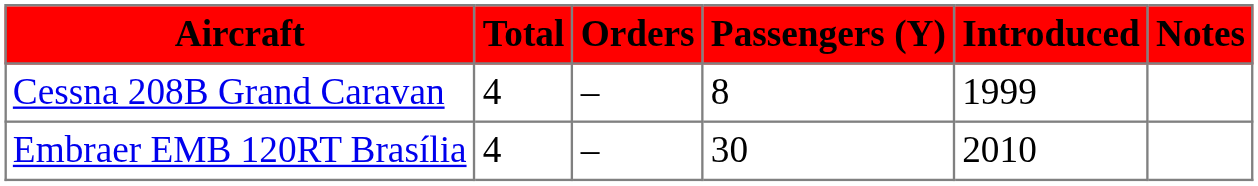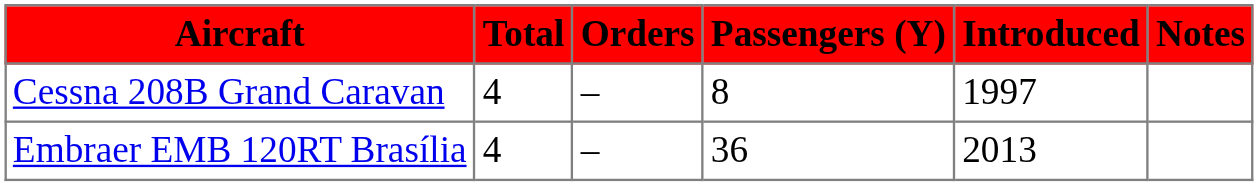(1000, 91) 1999 -> (1000, 91) 1997
(730, 150) 30 -> (730, 150) 36
(1000, 150) 2010 -> (1000, 150) 2013
